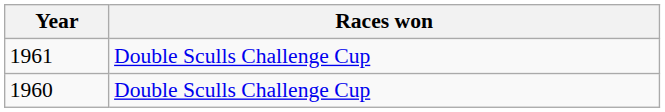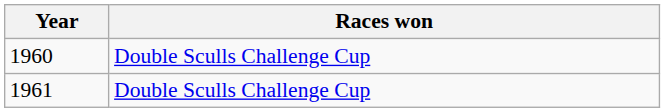rows swapped: (31, 90) <-> (31, 55)
